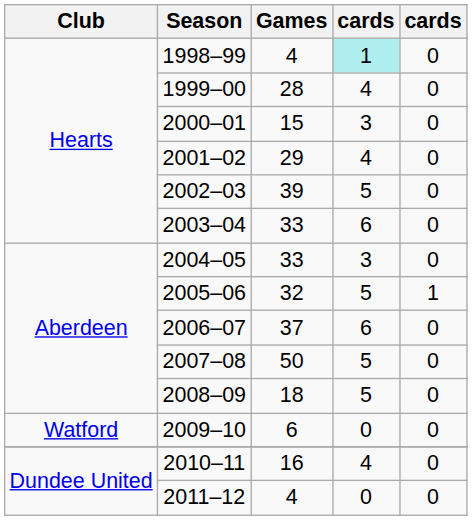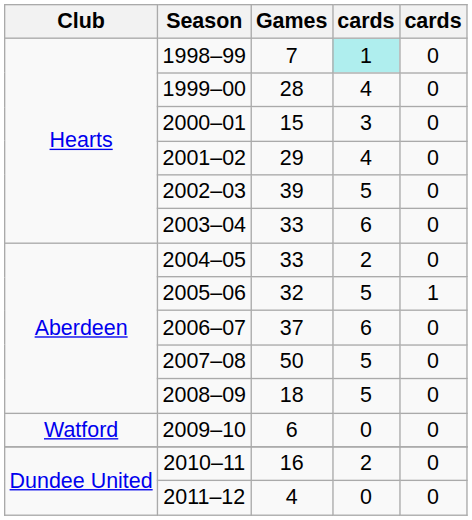(292, 55) 4 -> (292, 55) 7
(366, 259) 3 -> (366, 259) 2
(366, 463) 4 -> (366, 463) 2
